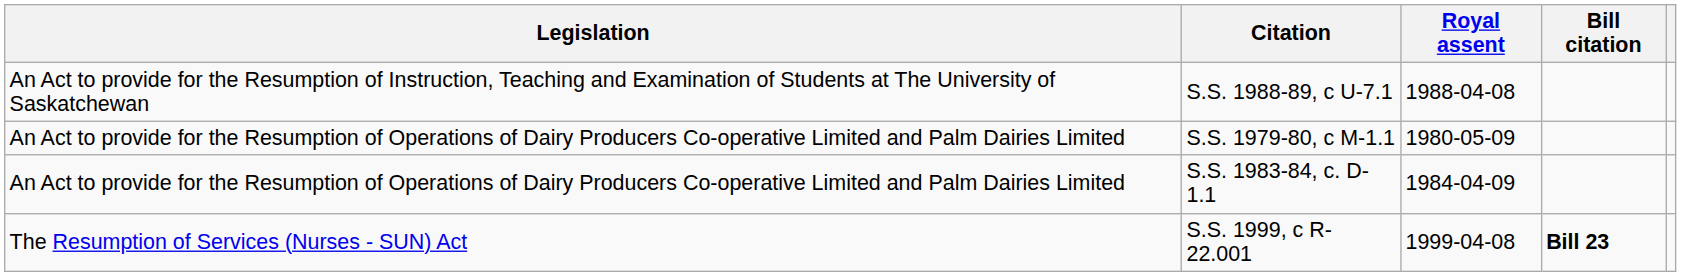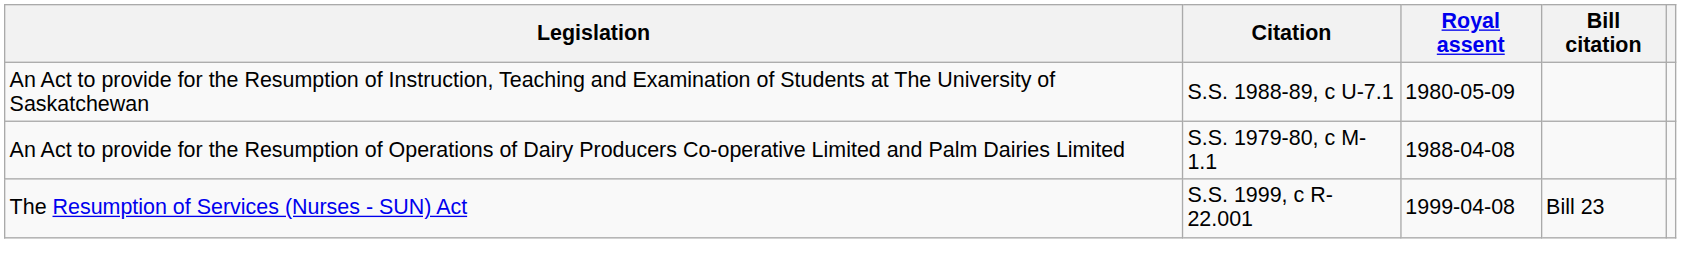(1460, 91) 1988-04-08 -> (1460, 91) 1980-05-09
(1460, 137) 1980-05-09 -> (1460, 149) 1988-04-08
- row: (1278, 183)
(1578, 241) bold -> (1575, 207) normal
